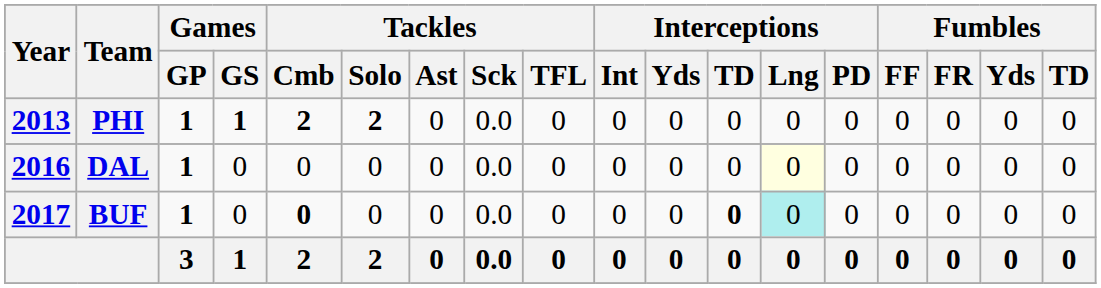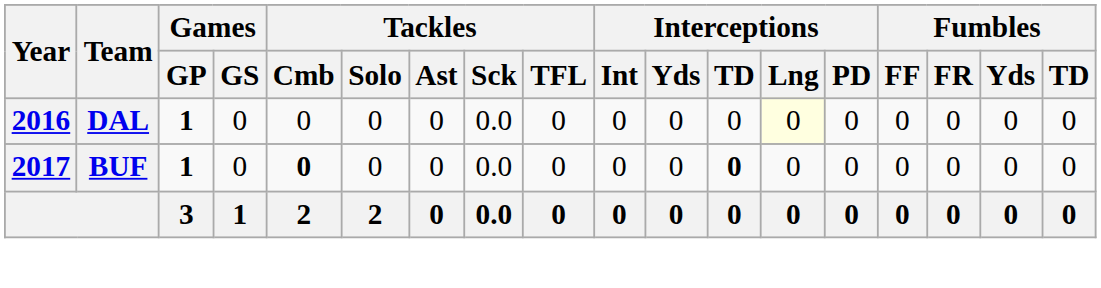- row: (118, 120)
(793, 213) paleturquoise background -> (793, 167) no background
